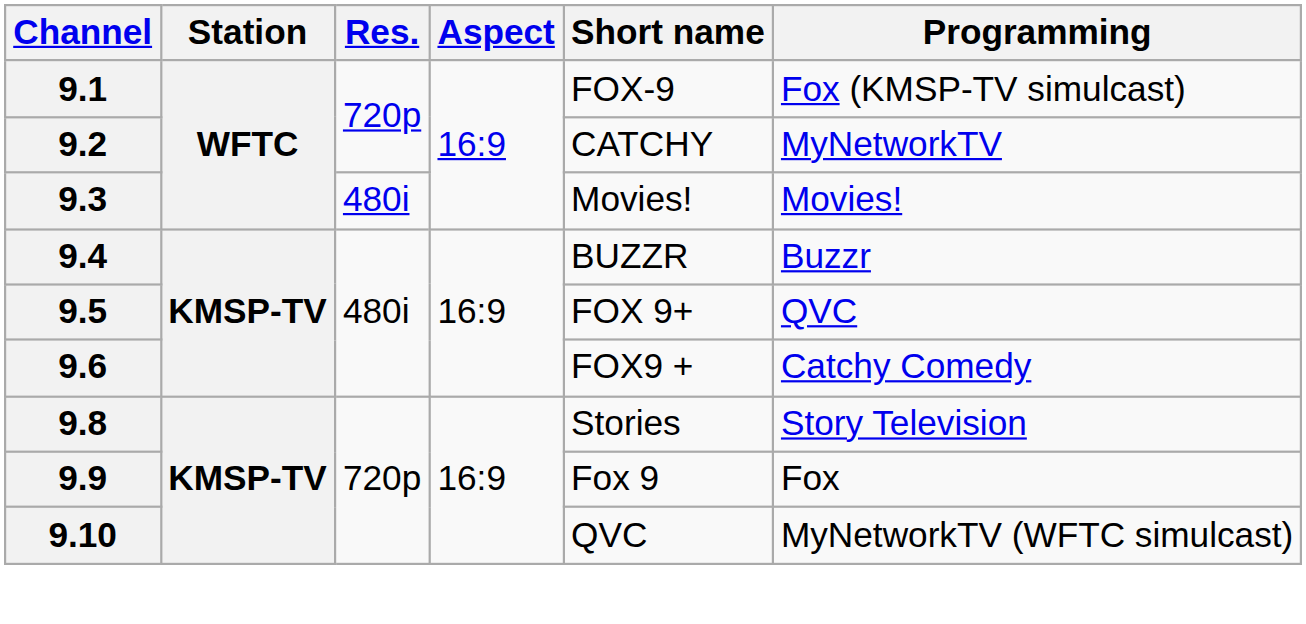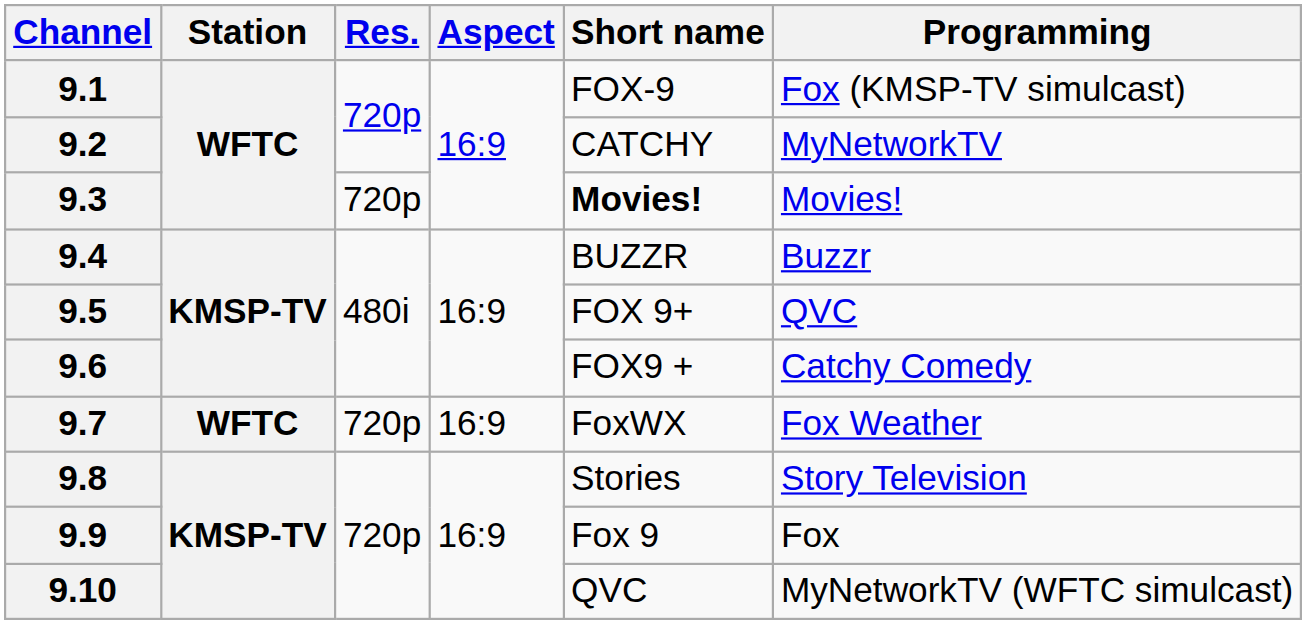(376, 199) 480i -> (382, 199) 720p
(632, 199) normal -> (637, 199) bold
+ row: (83, 423)
